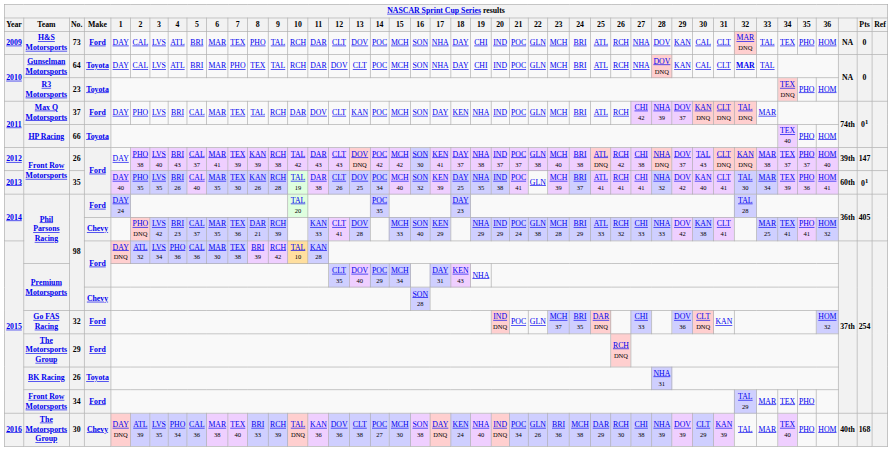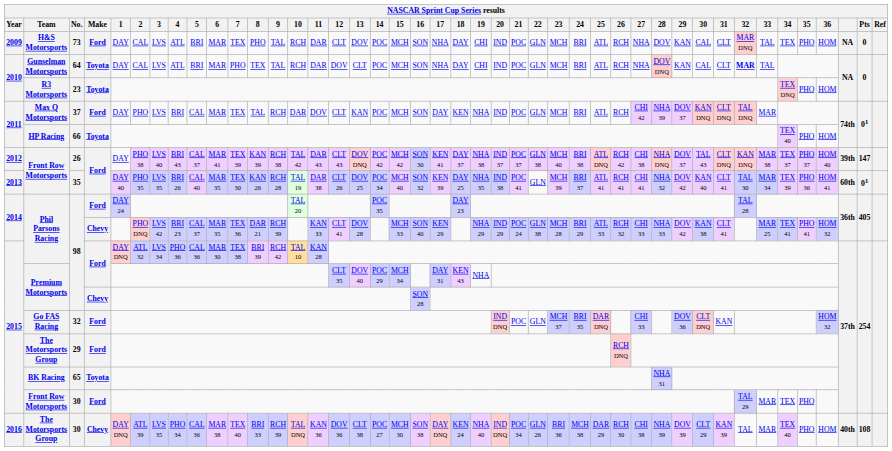(77, 378) 26 -> (77, 378) 65
(77, 401) 34 -> (77, 401) 30
(865, 429) 168 -> (865, 429) 108
